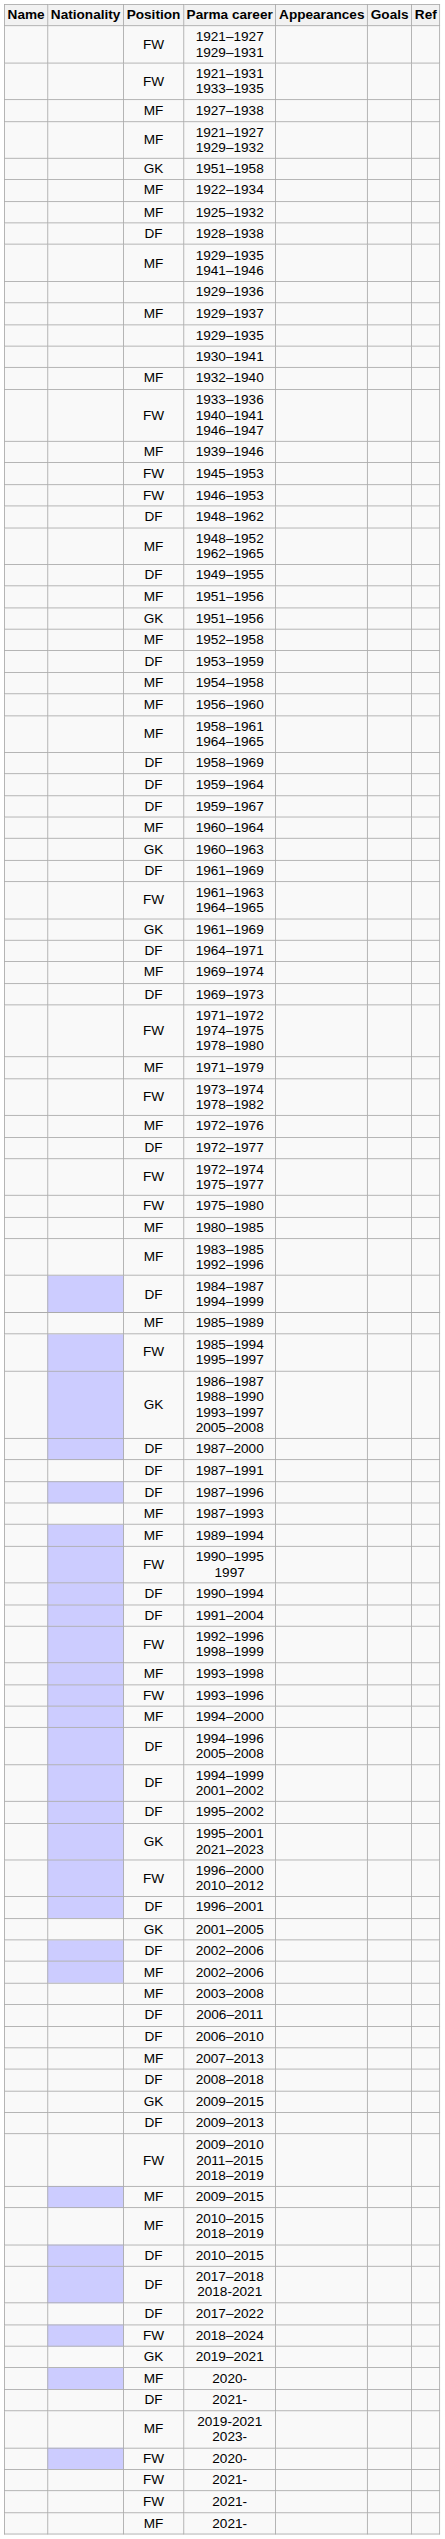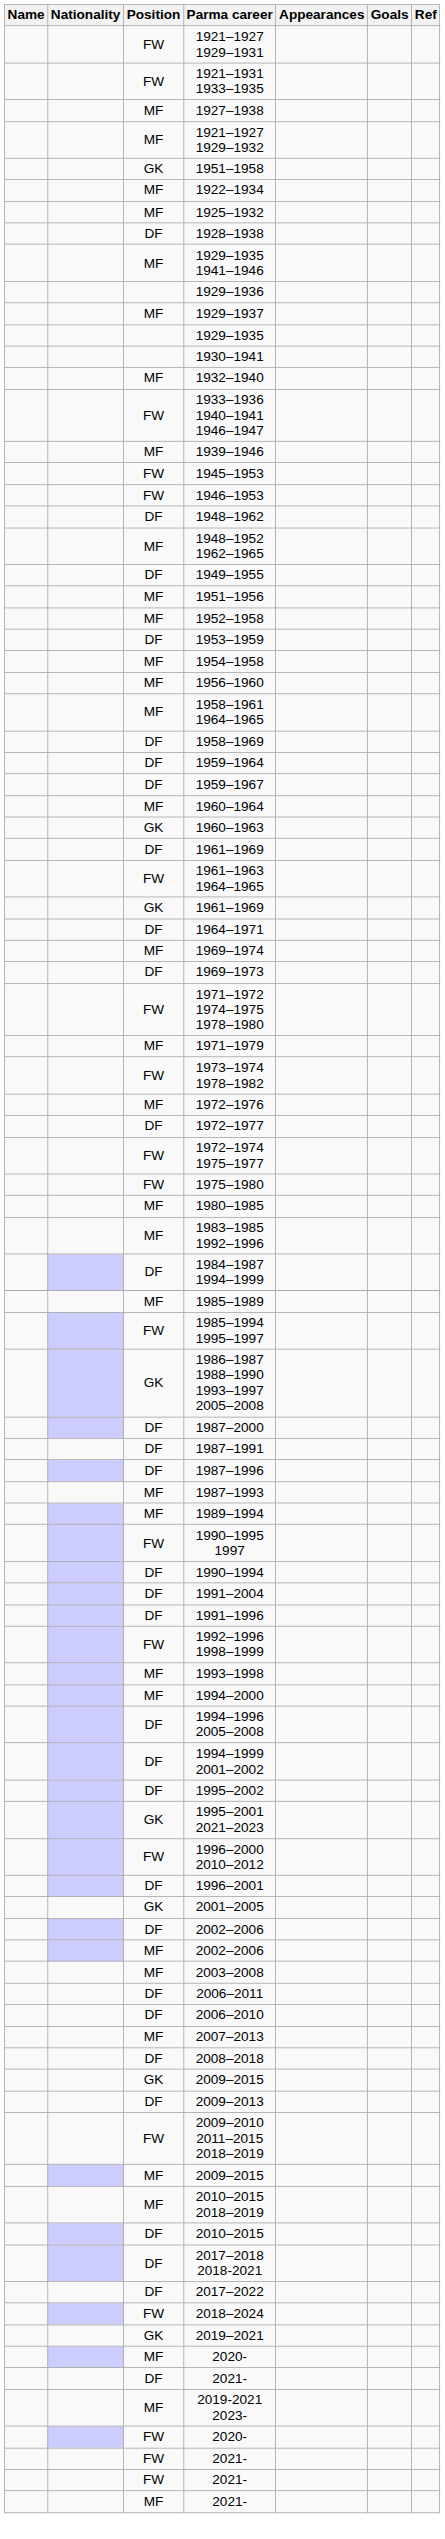- row: (153, 618)
+ row: (153, 1615)
- row: (153, 1695)
